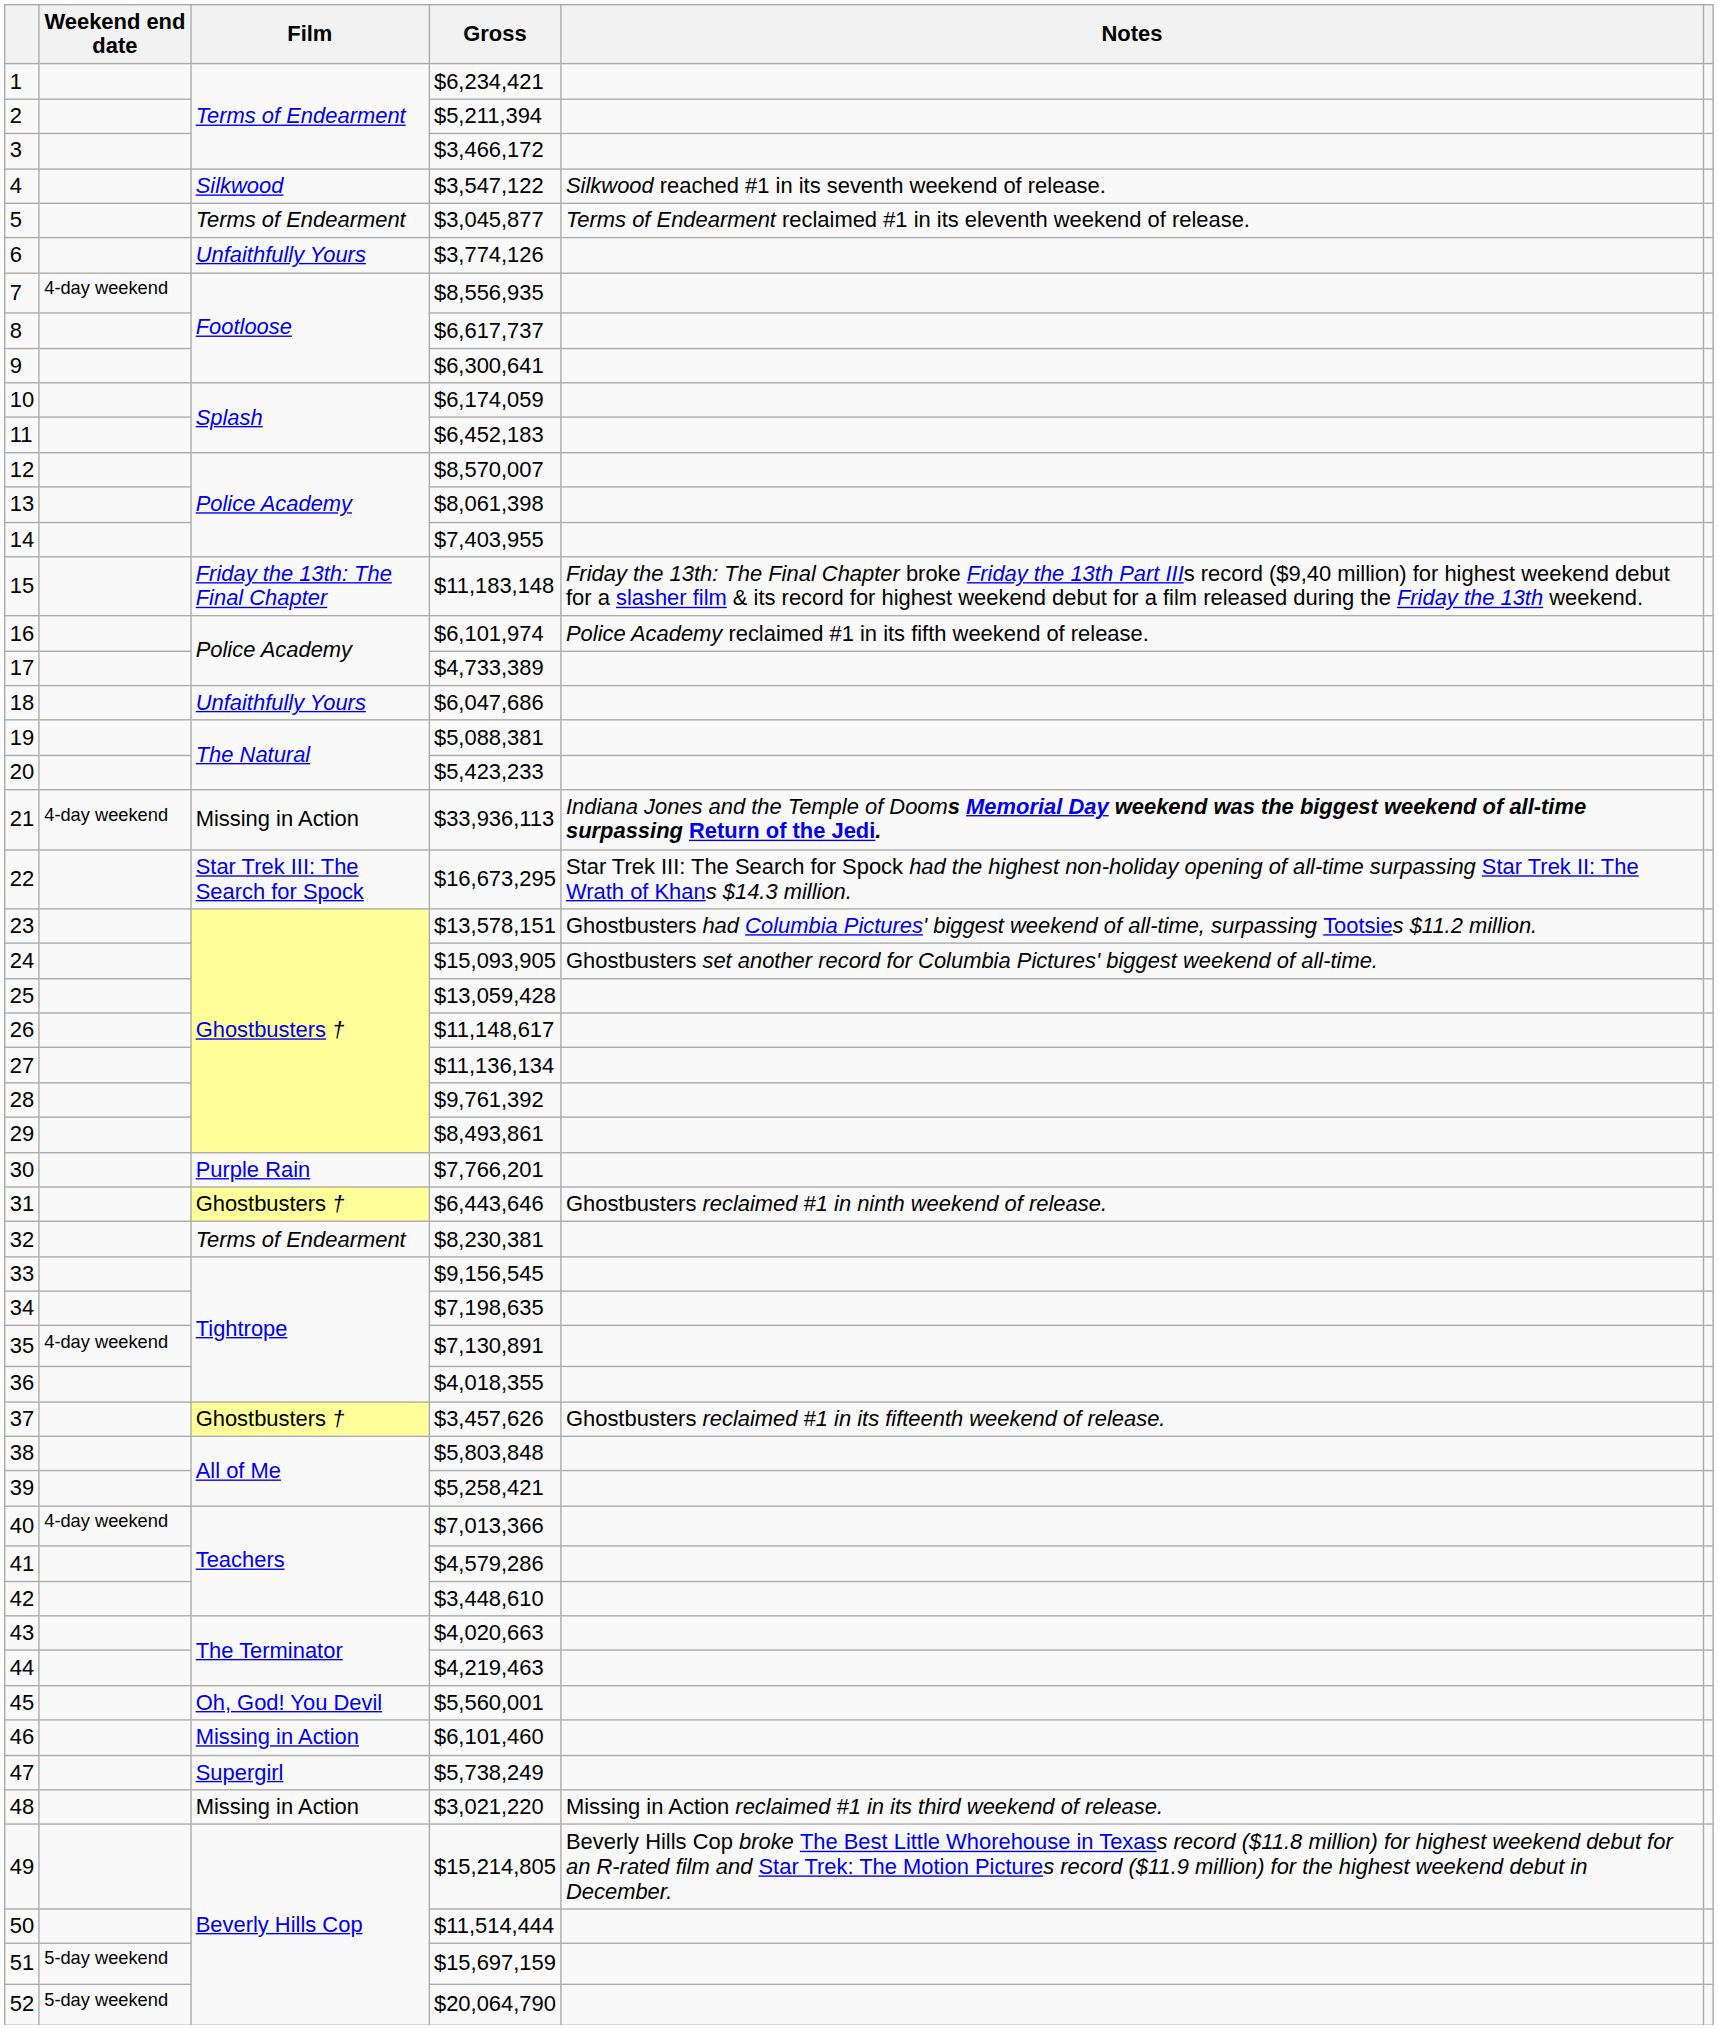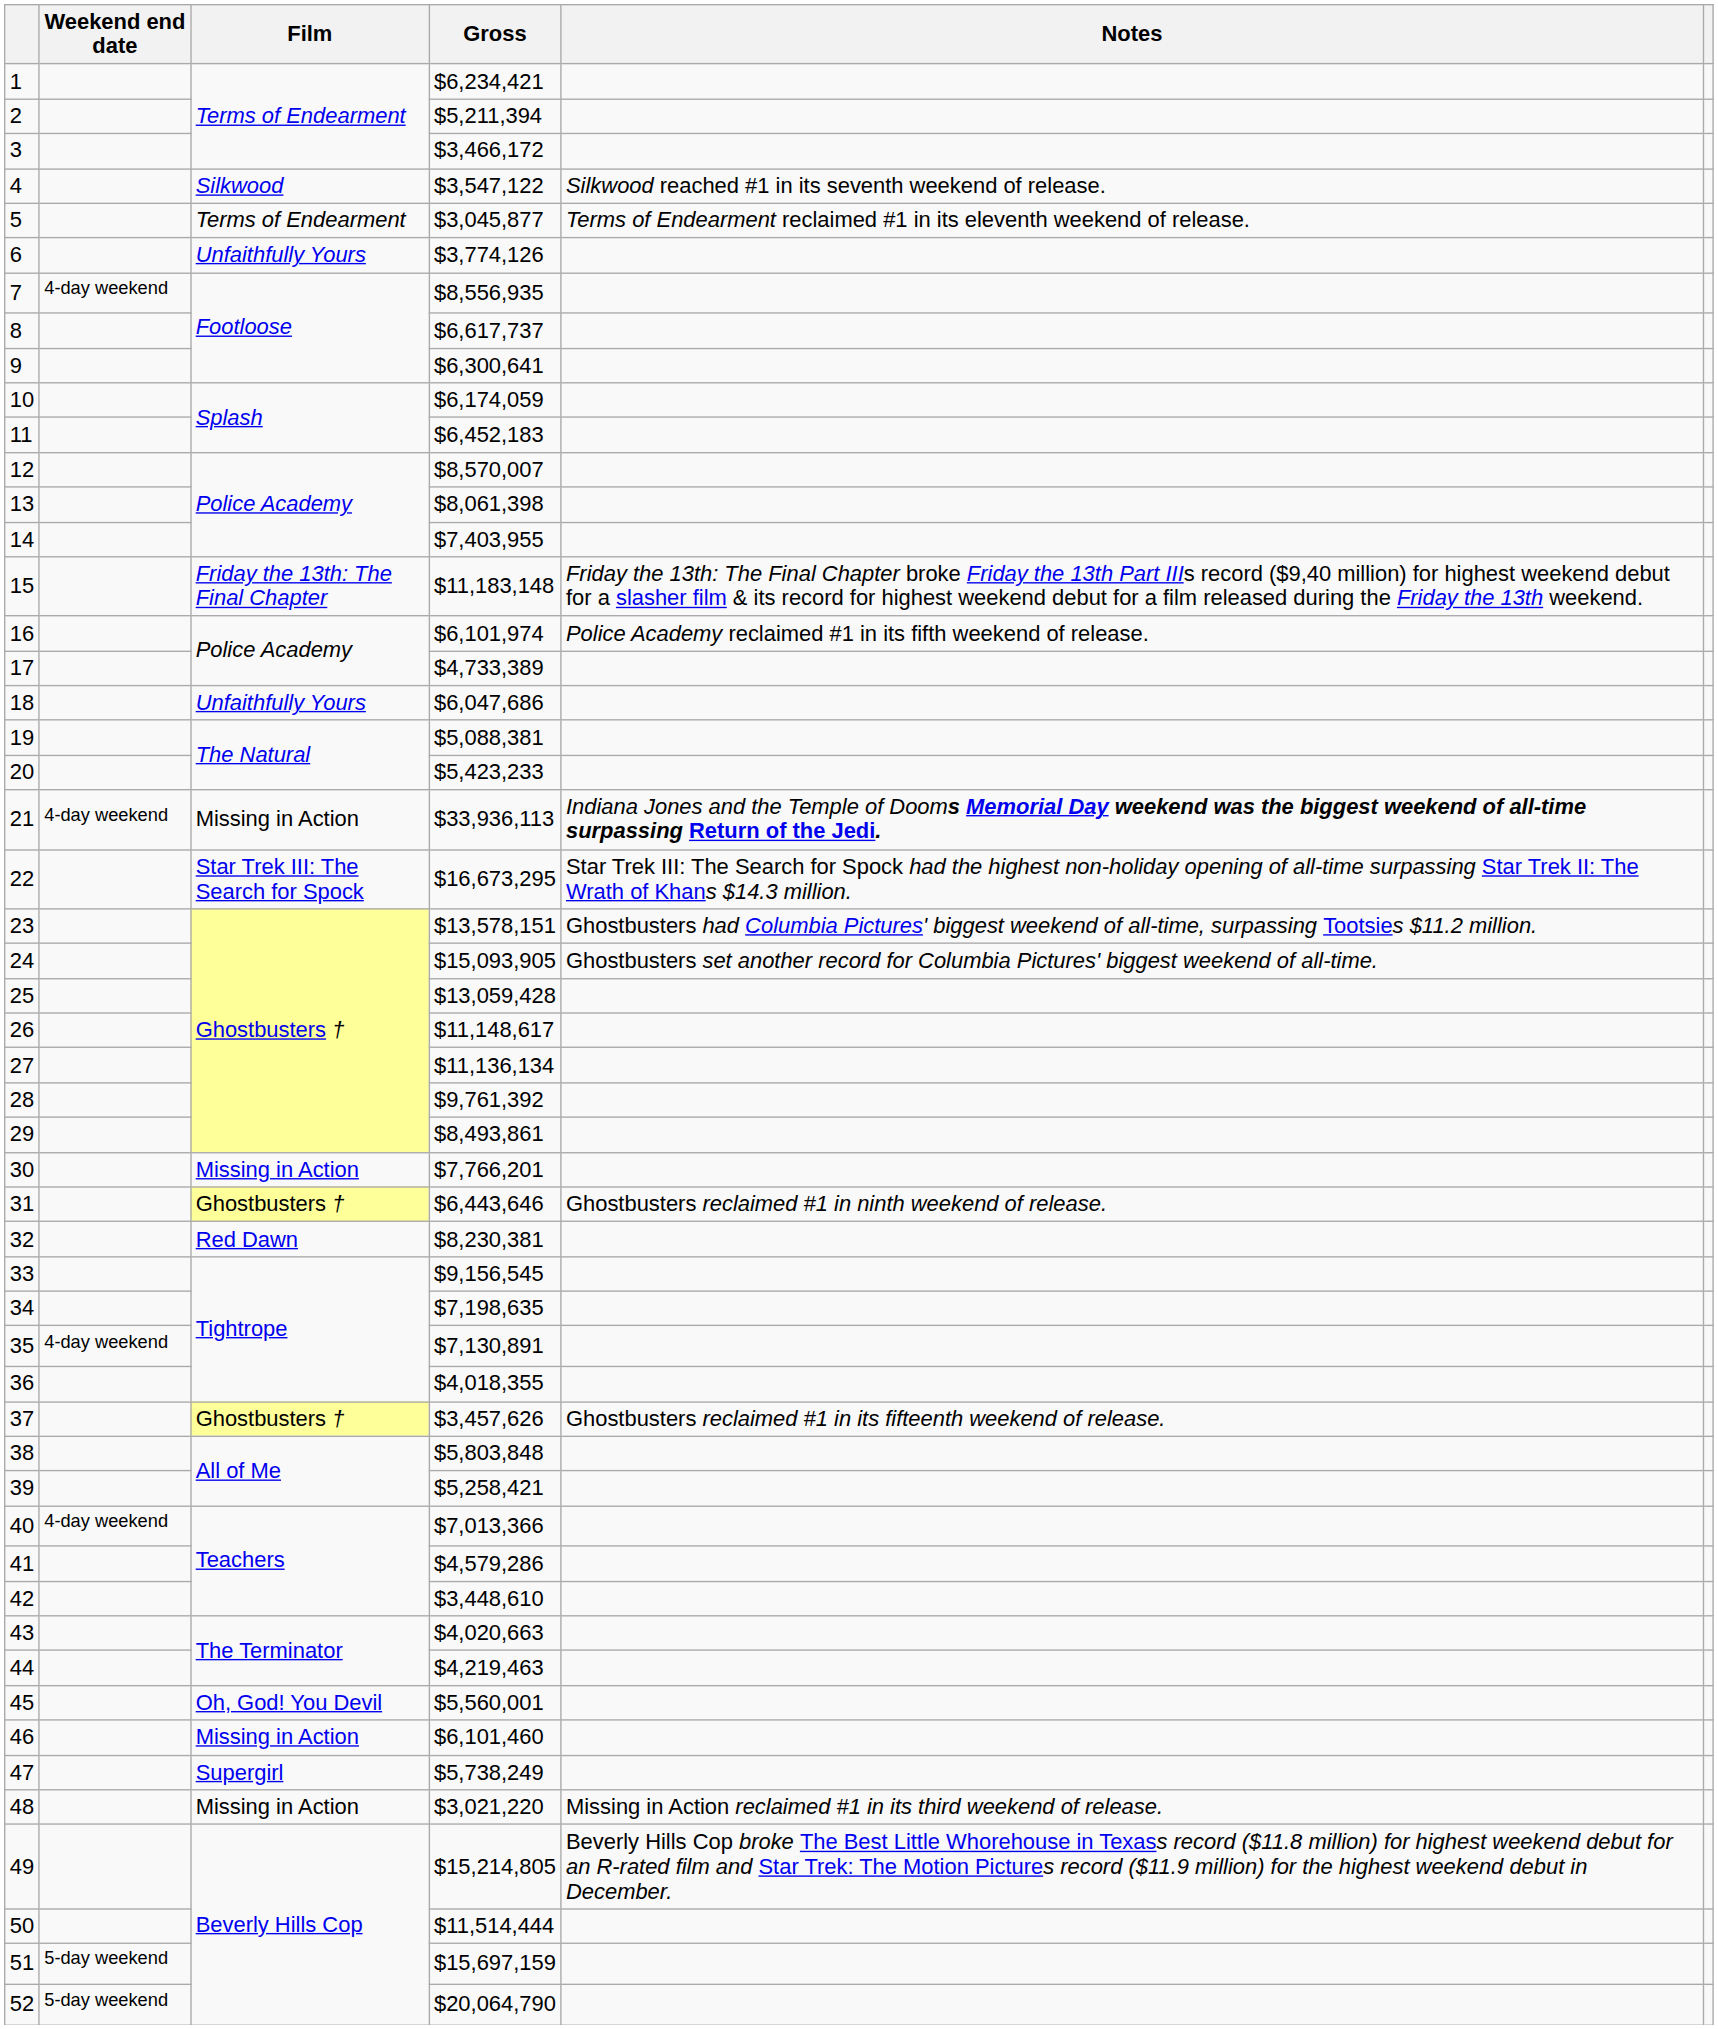(253, 1169) Purple Rain -> (277, 1169) Missing in Action
(301, 1238) Terms of Endearment -> (247, 1238) Red Dawn
